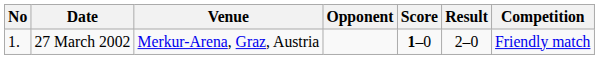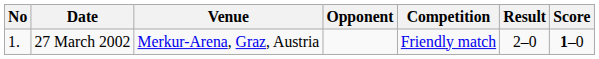columns swapped: (419, 16) <-> (543, 16)
